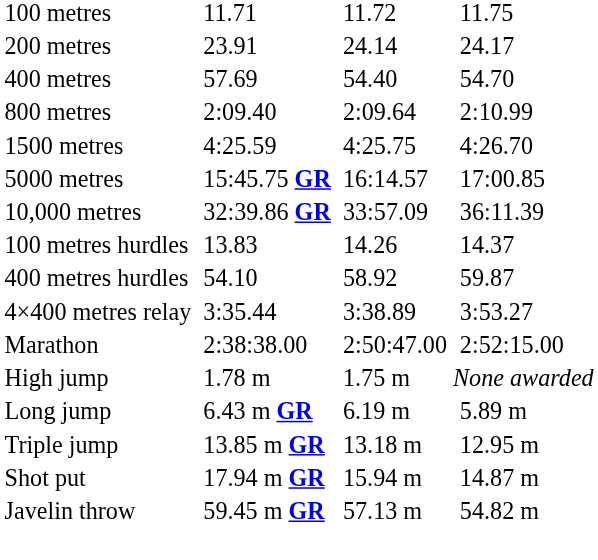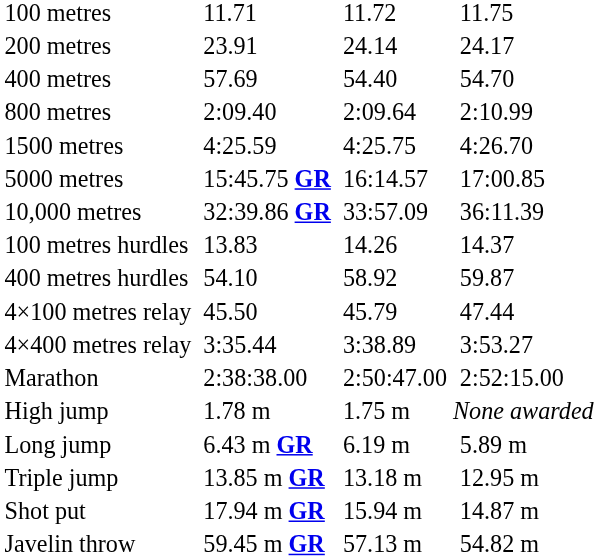+ row: (98, 311)
